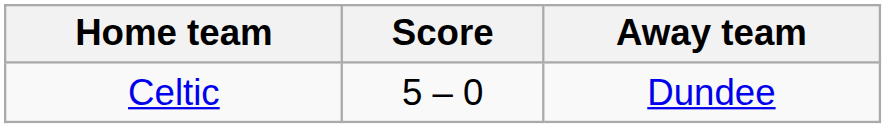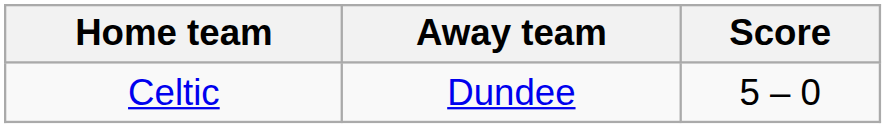columns swapped: (443, 33) <-> (711, 33)
